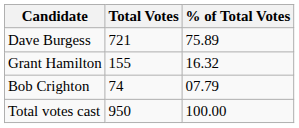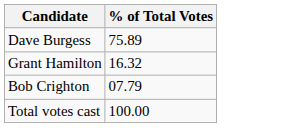- column: (144, 16)
